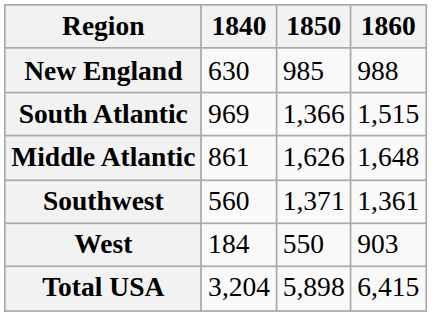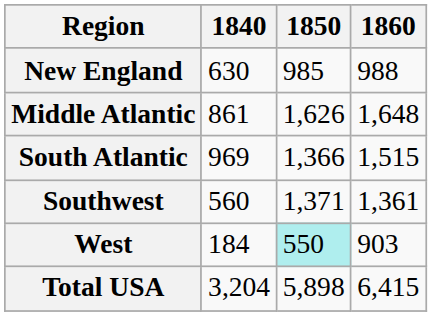rows swapped: (103, 157) <-> (103, 113)
(303, 244) no background -> (303, 244) paleturquoise background
